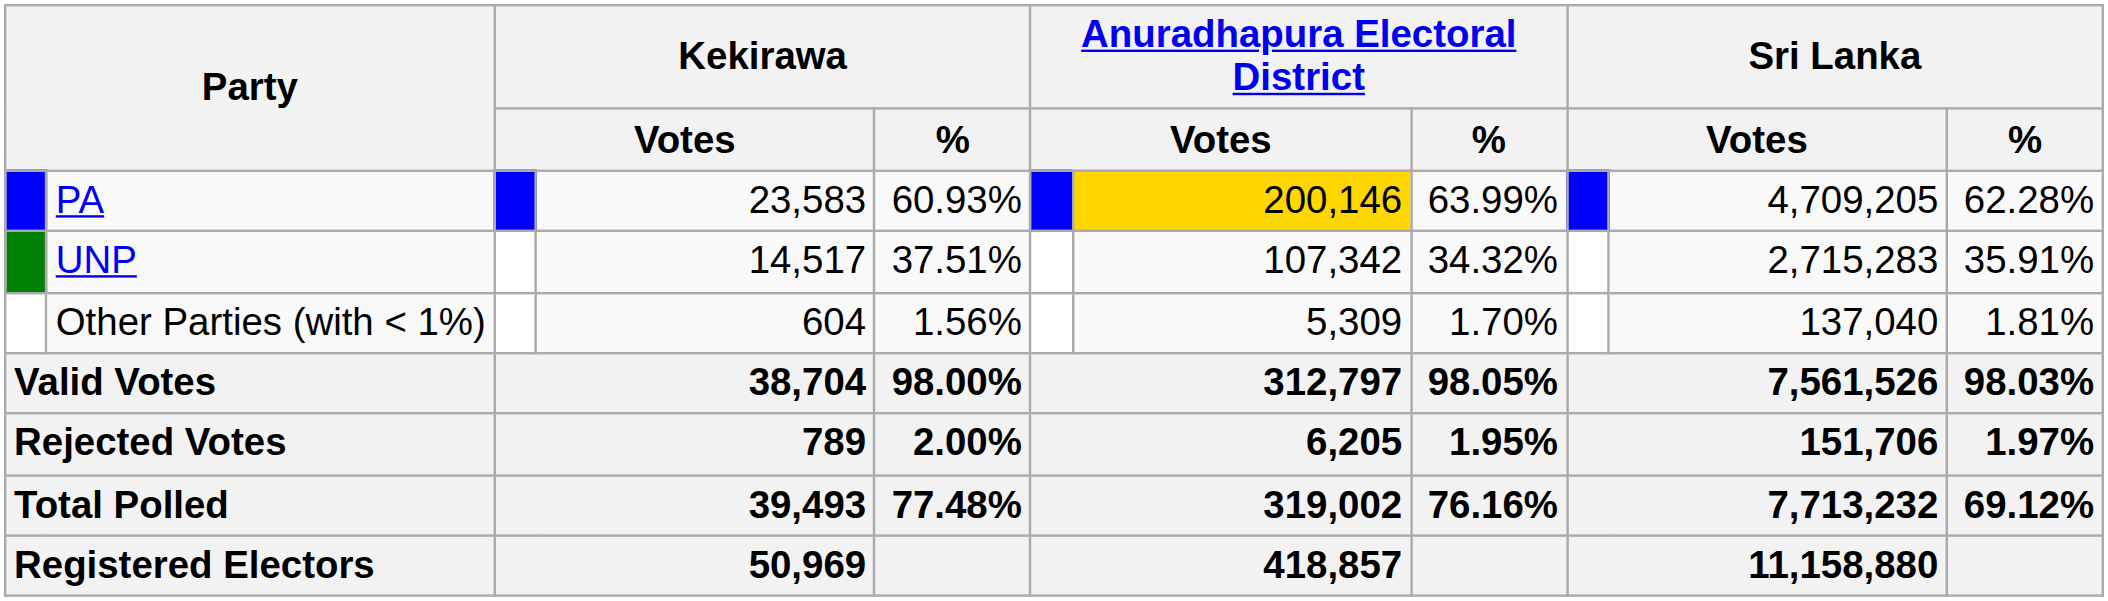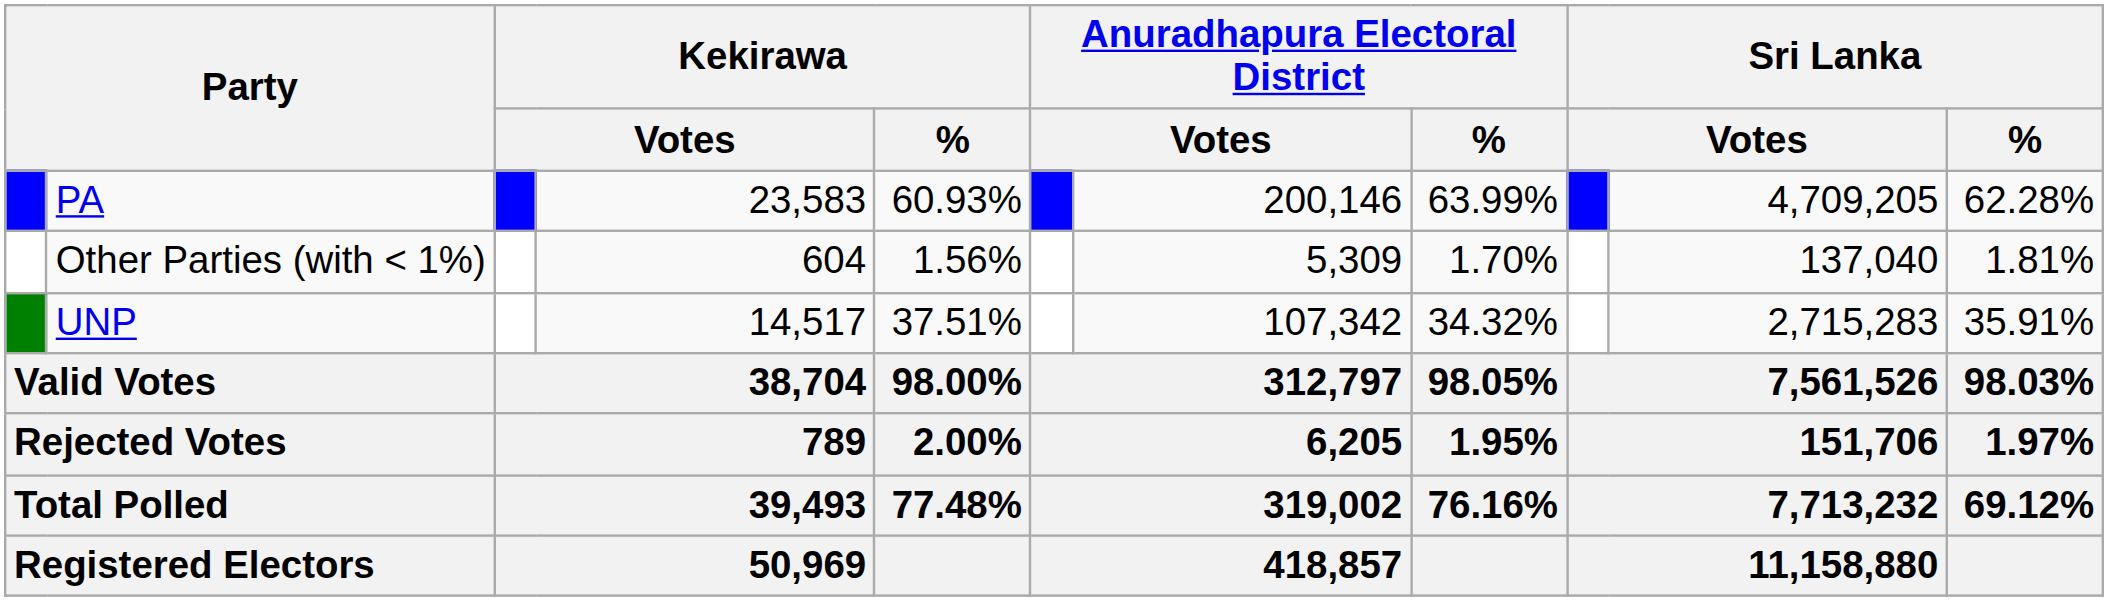(1333, 199) gold background -> (1333, 199) no background
rows swapped: (96, 260) <-> (271, 321)
